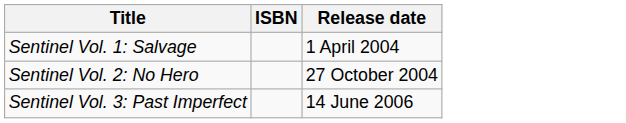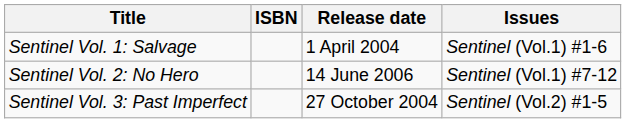+ column: (532, 18)
(372, 74) 27 October 2004 -> (360, 74) 14 June 2006
(360, 103) 14 June 2006 -> (372, 103) 27 October 2004
